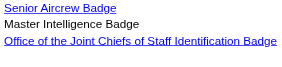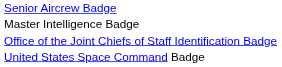+ row: (104, 57)
